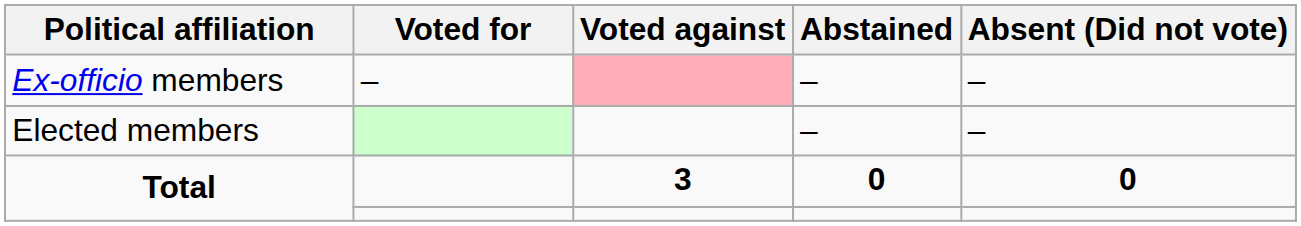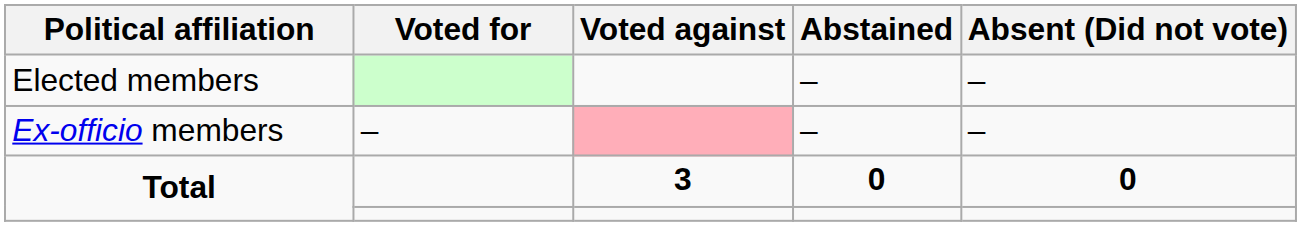rows swapped: (136, 130) <-> (148, 79)
